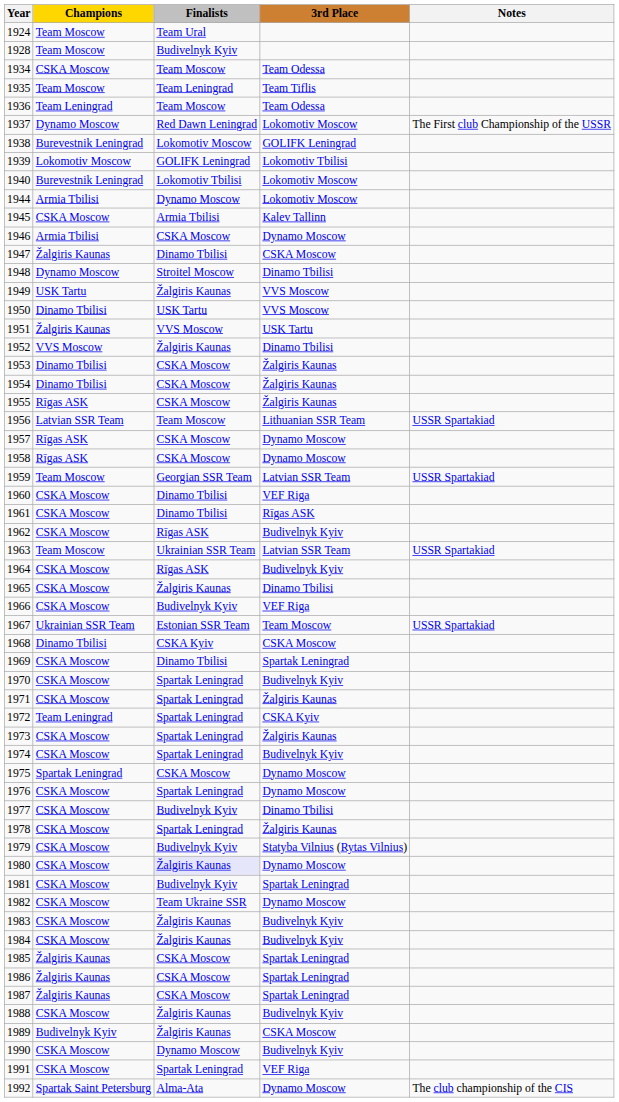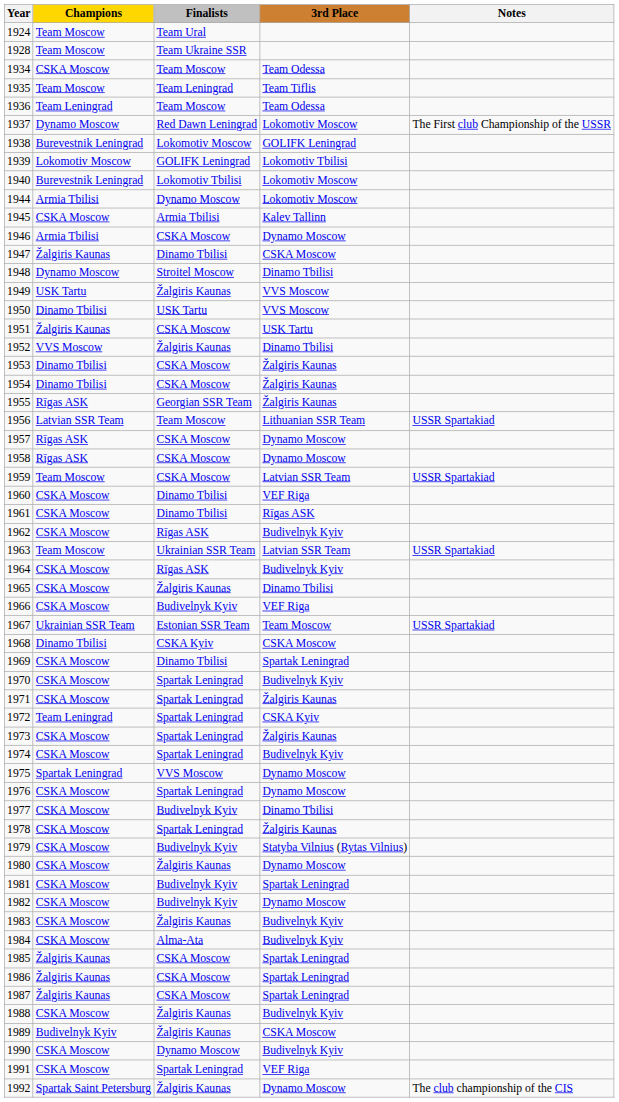(197, 50) Budivelnyk Kyiv -> (201, 50) Team Ukraine SSR
(190, 328) VVS Moscow -> (193, 328) CSKA Moscow
(193, 402) CSKA Moscow -> (204, 402) Georgian SSR Team
(204, 476) Georgian SSR Team -> (193, 476) CSKA Moscow
(193, 773) CSKA Moscow -> (190, 773) VVS Moscow
(194, 865) lavender background -> (194, 865) no background
(201, 902) Team Ukraine SSR -> (197, 902) Budivelnyk Kyiv
(194, 939) Žalgiris Kaunas -> (180, 939) Alma-Ata
(180, 1088) Alma-Ata -> (194, 1088) Žalgiris Kaunas
